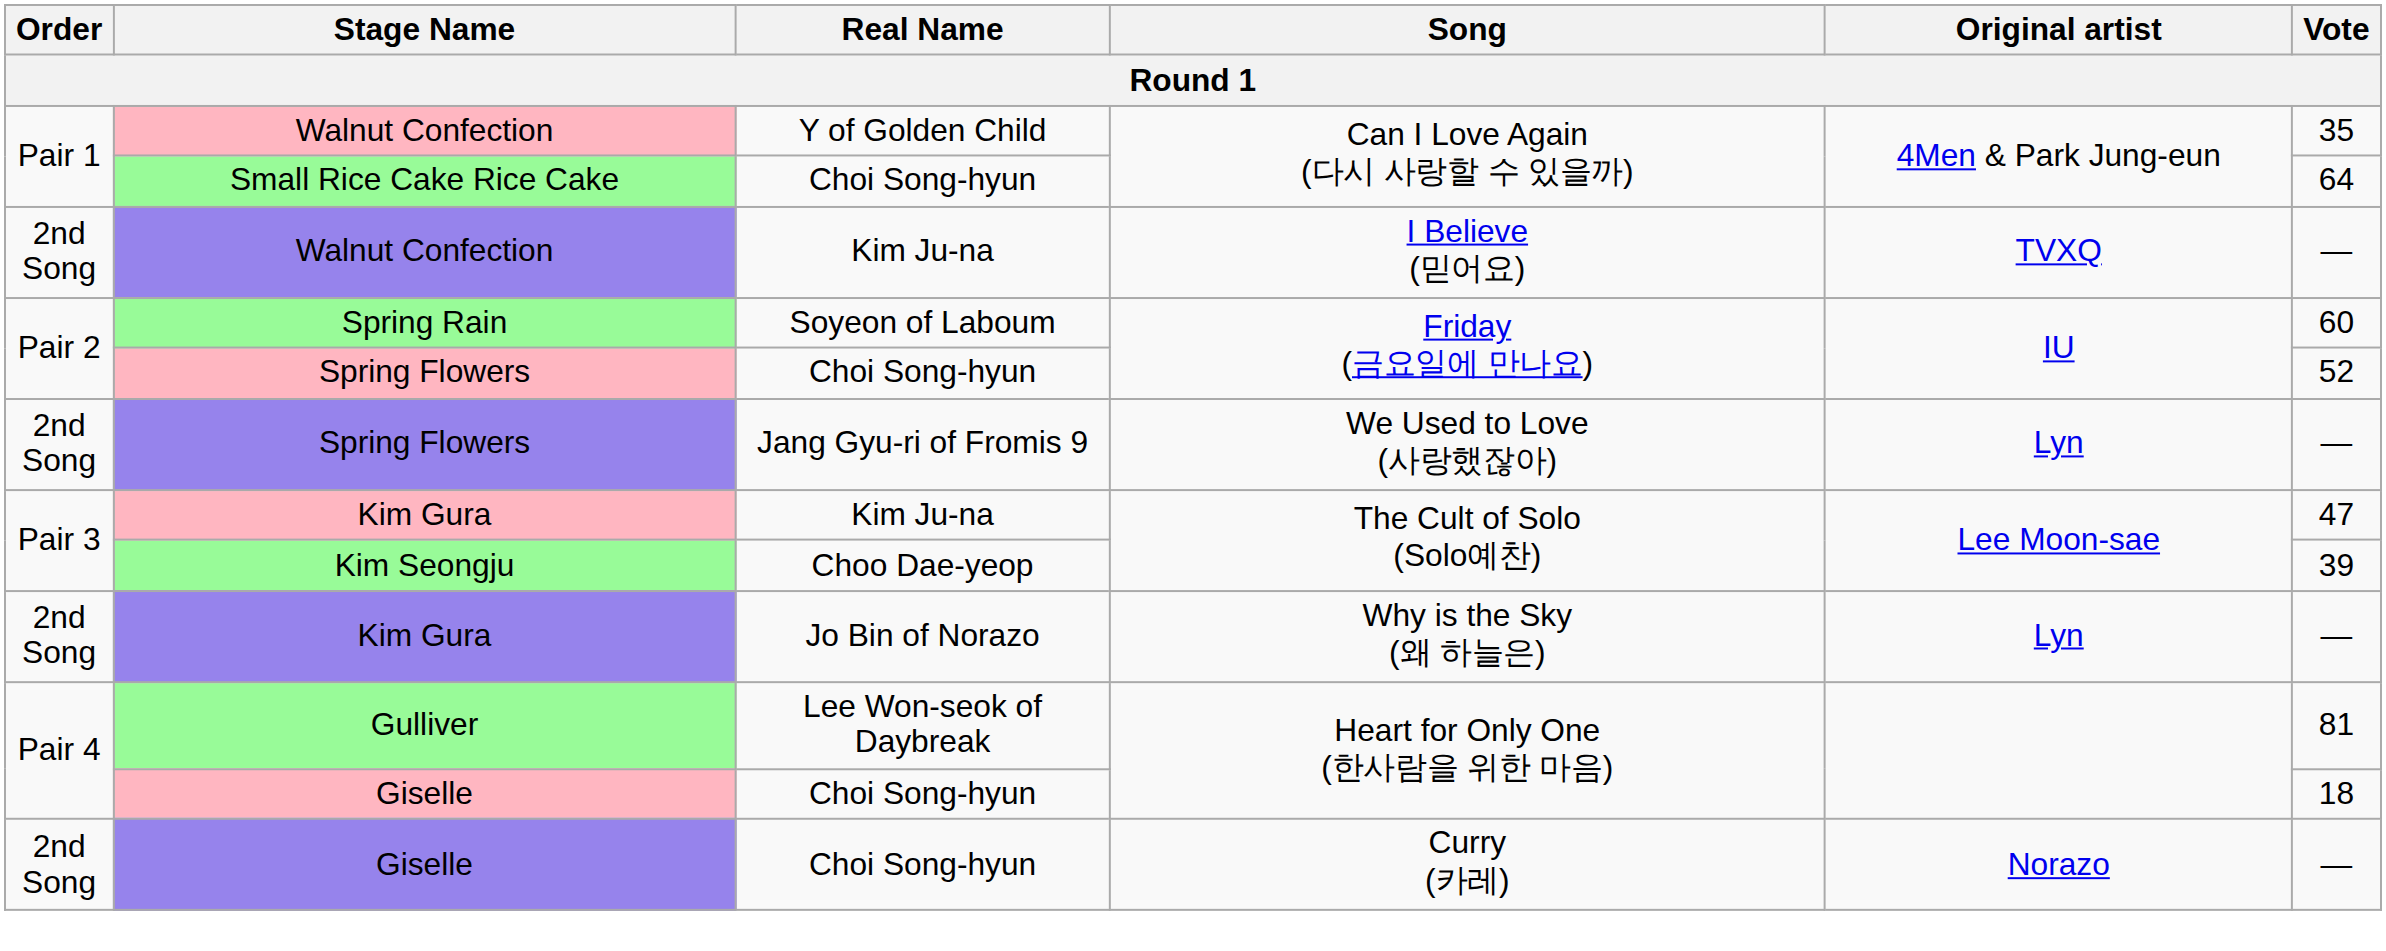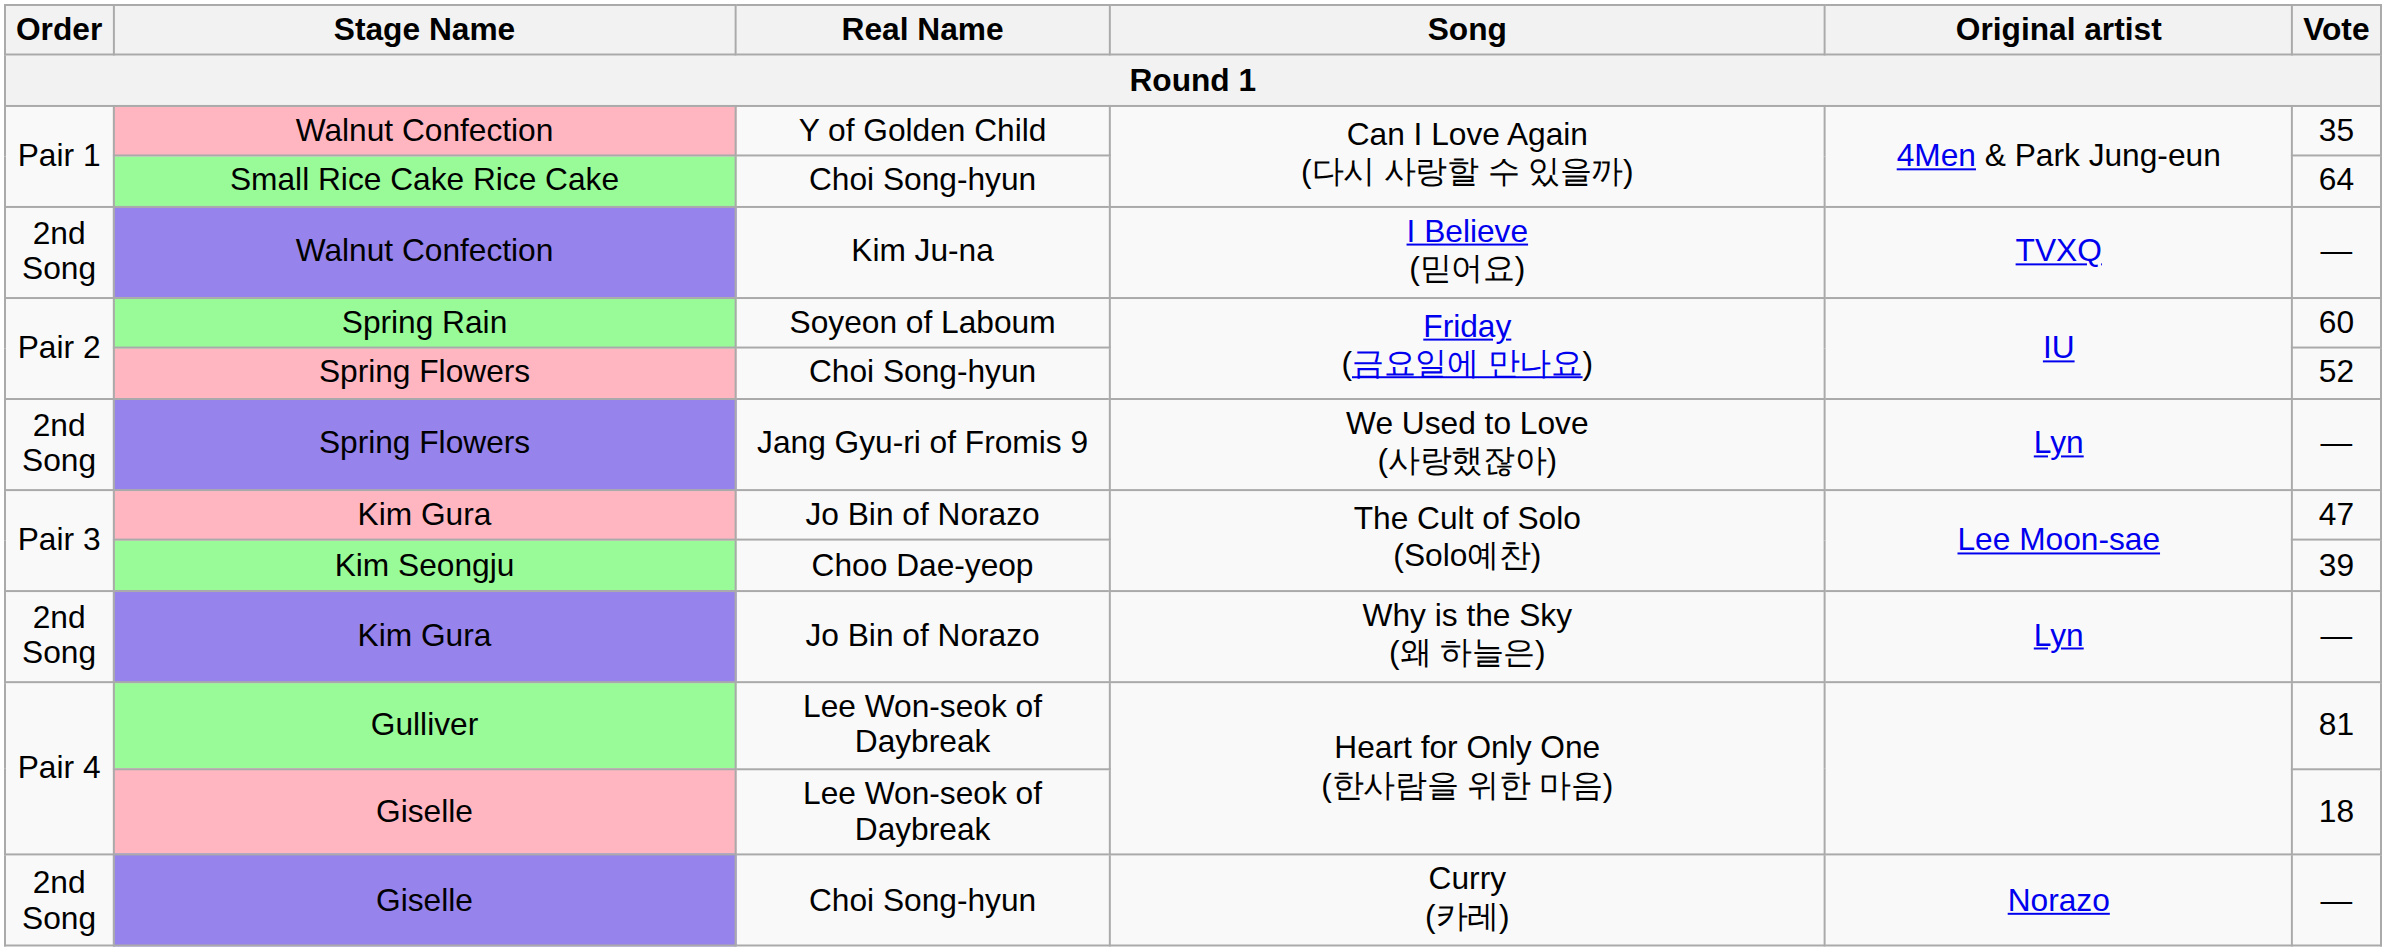(923, 514) Kim Ju-na -> (923, 514) Jo Bin of Norazo
(923, 792) Choi Song-hyun -> (923, 810) Lee Won-seok of Daybreak
